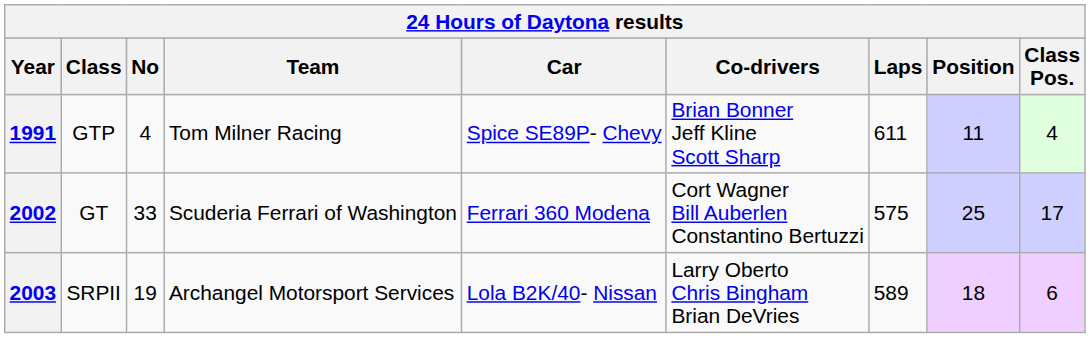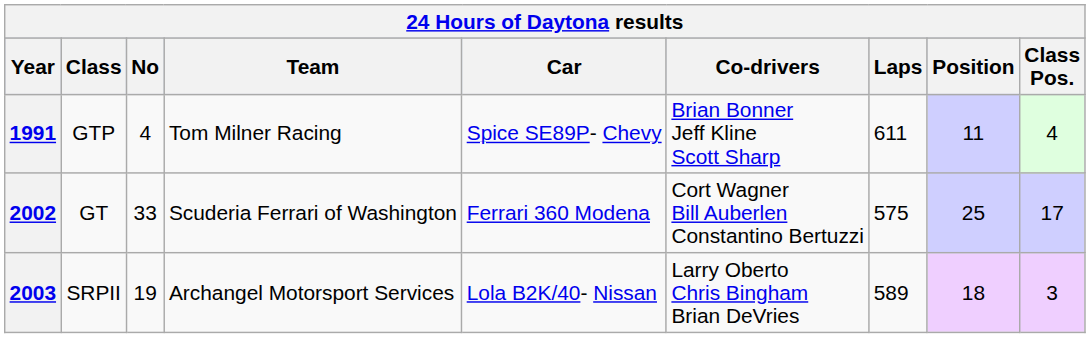(1052, 293) 6 -> (1052, 293) 3
